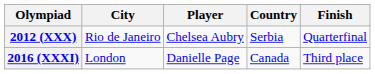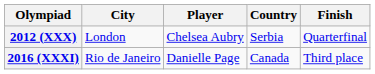(123, 37) Rio de Janeiro -> (105, 37) London
(105, 58) London -> (123, 58) Rio de Janeiro
